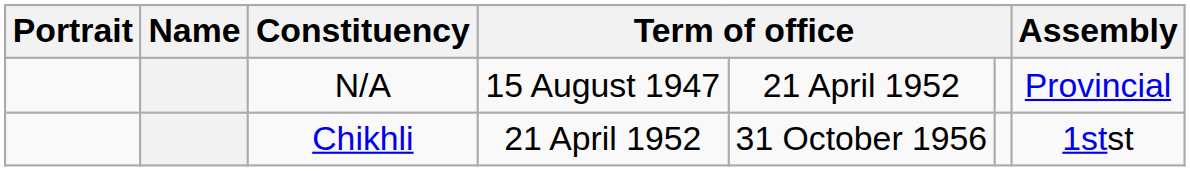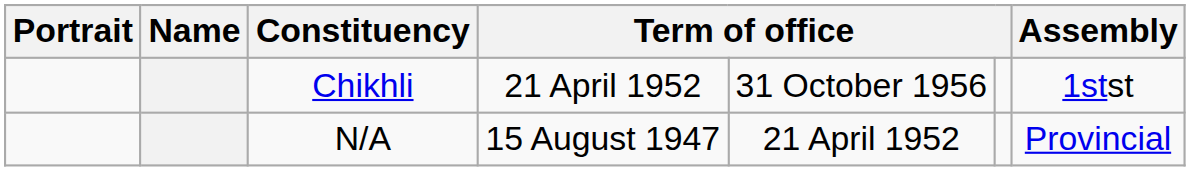rows swapped: (363, 84) <-> (363, 138)
